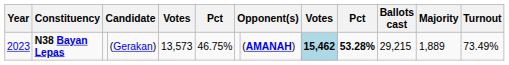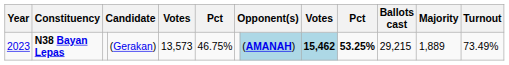(269, 46) no background -> (269, 46) lightblue background
(357, 46) 53.28% -> (357, 46) 53.25%
